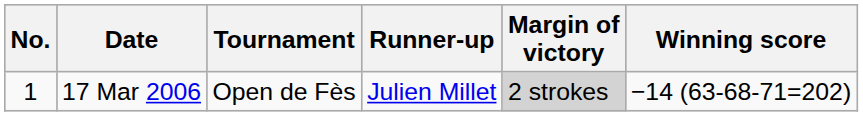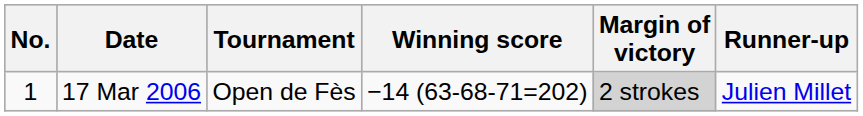columns swapped: (741, 38) <-> (432, 38)
